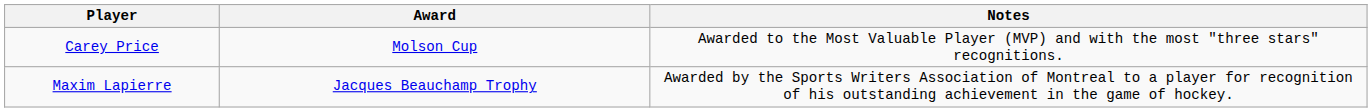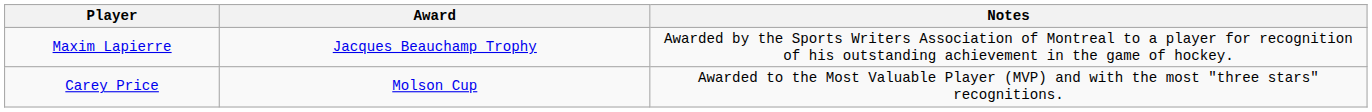rows swapped: (112, 47) <-> (112, 87)
